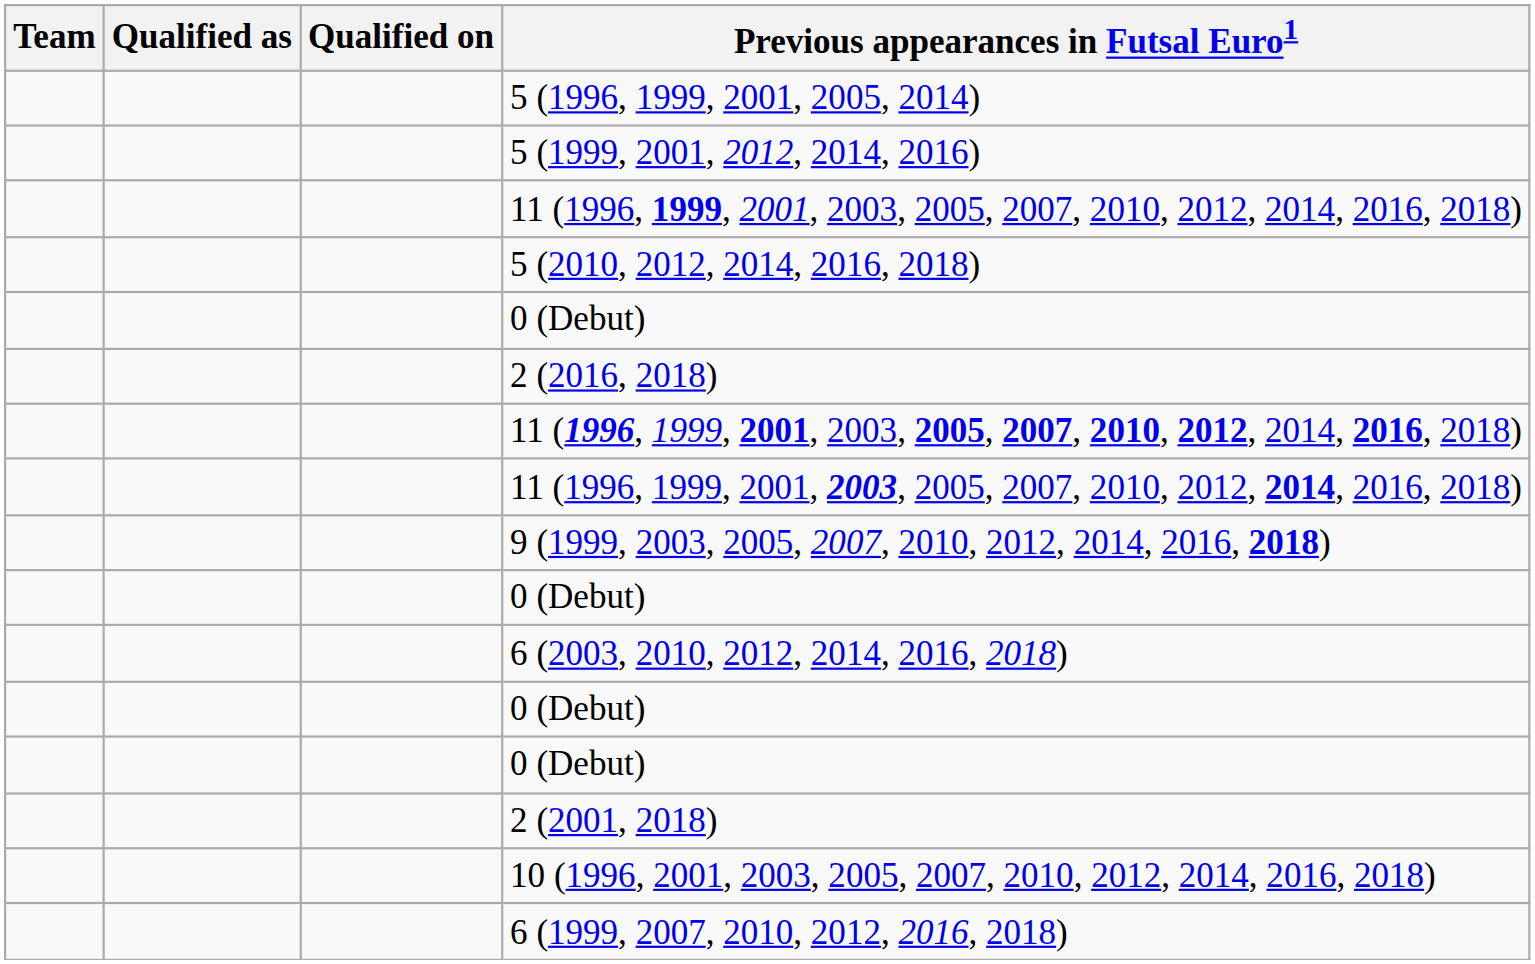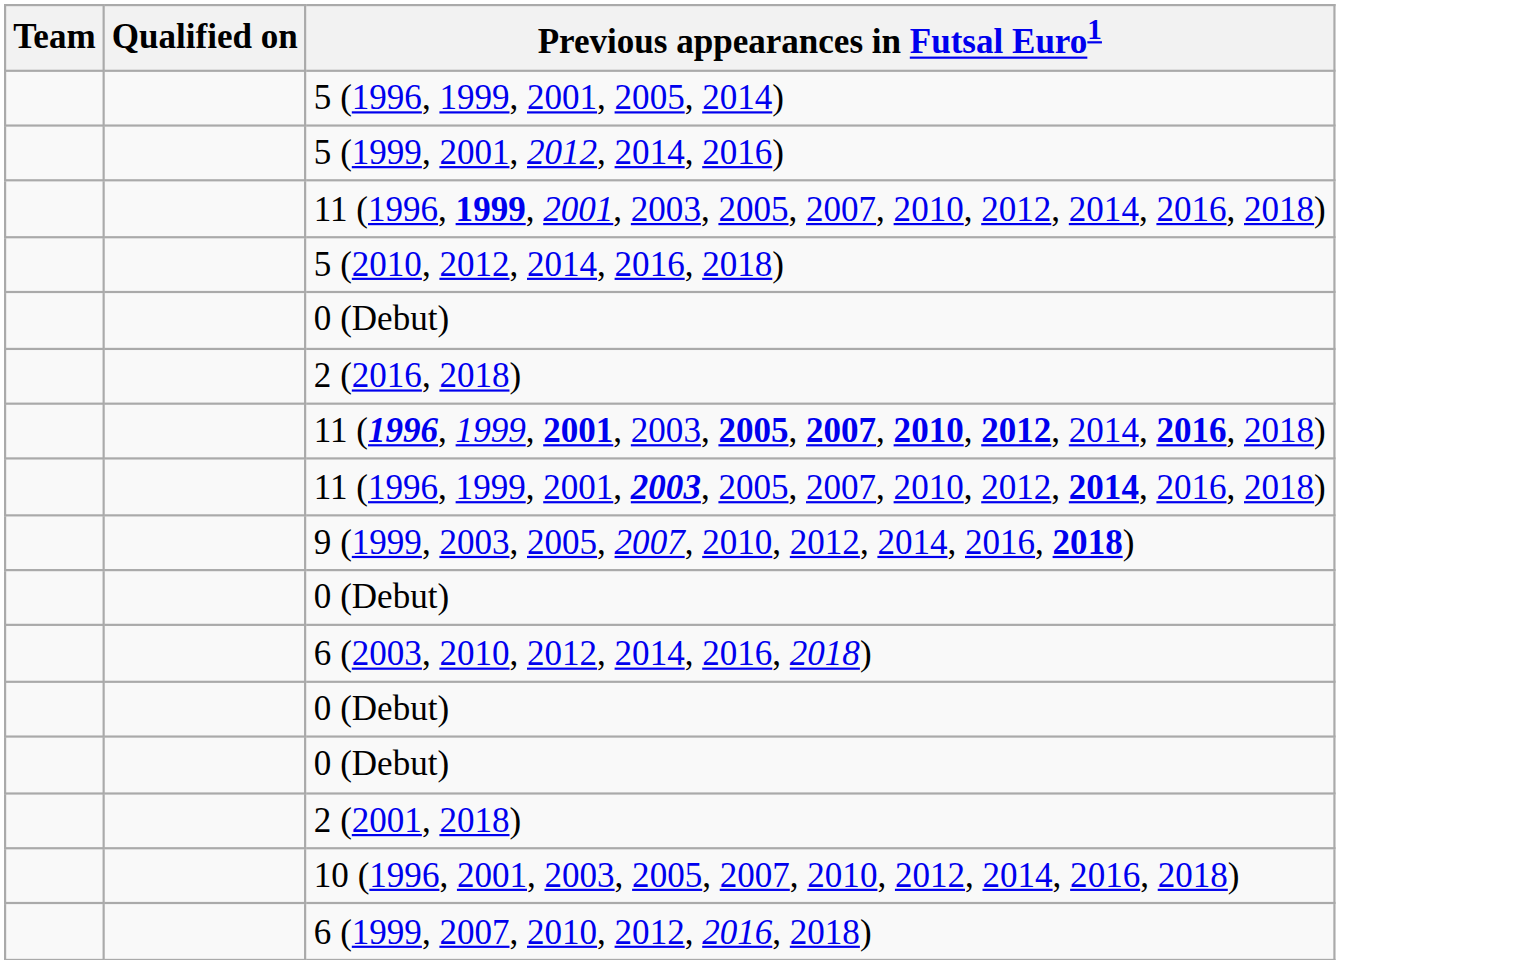- column: (202, 37)
